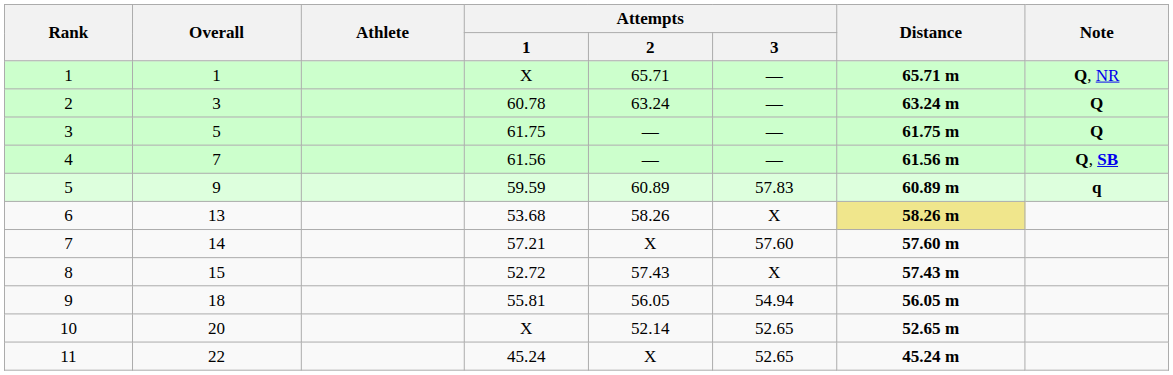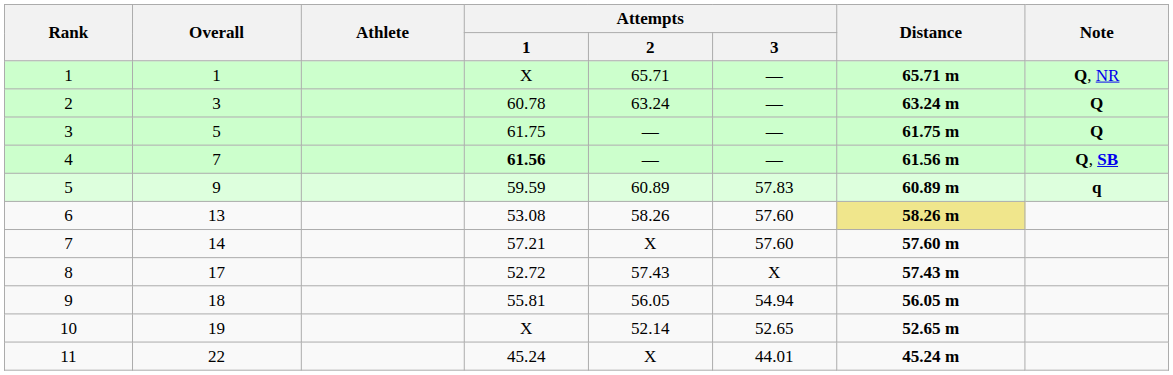(526, 158) normal -> (526, 158) bold
(526, 215) 53.68 -> (526, 215) 53.08
(774, 215) X -> (774, 215) 57.60
(217, 271) 15 -> (217, 271) 17
(217, 327) 20 -> (217, 327) 19
(774, 356) 52.65 -> (774, 356) 44.01
